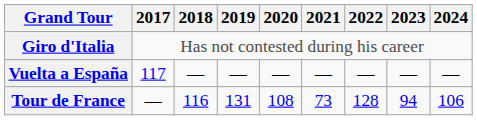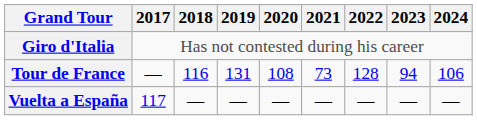rows swapped: (68, 100) <-> (68, 73)
